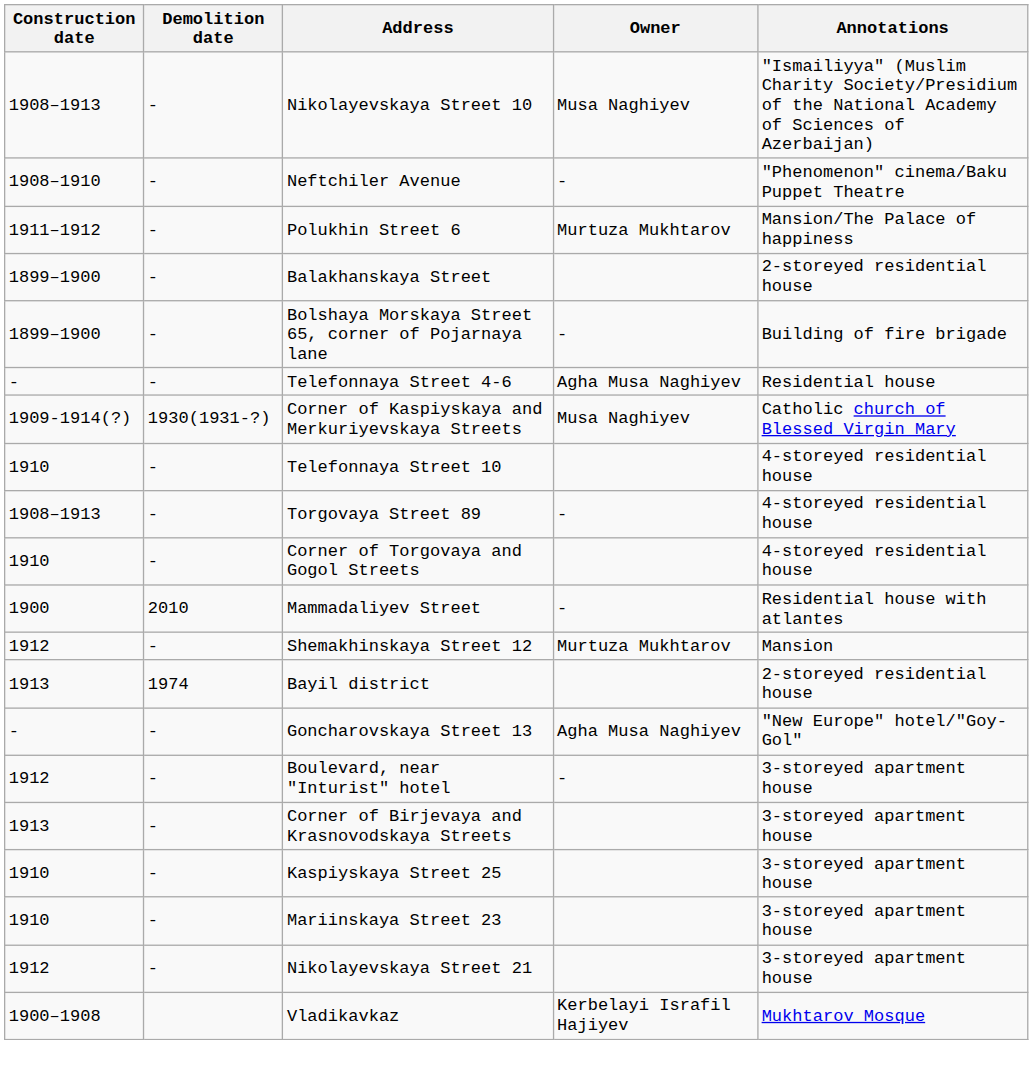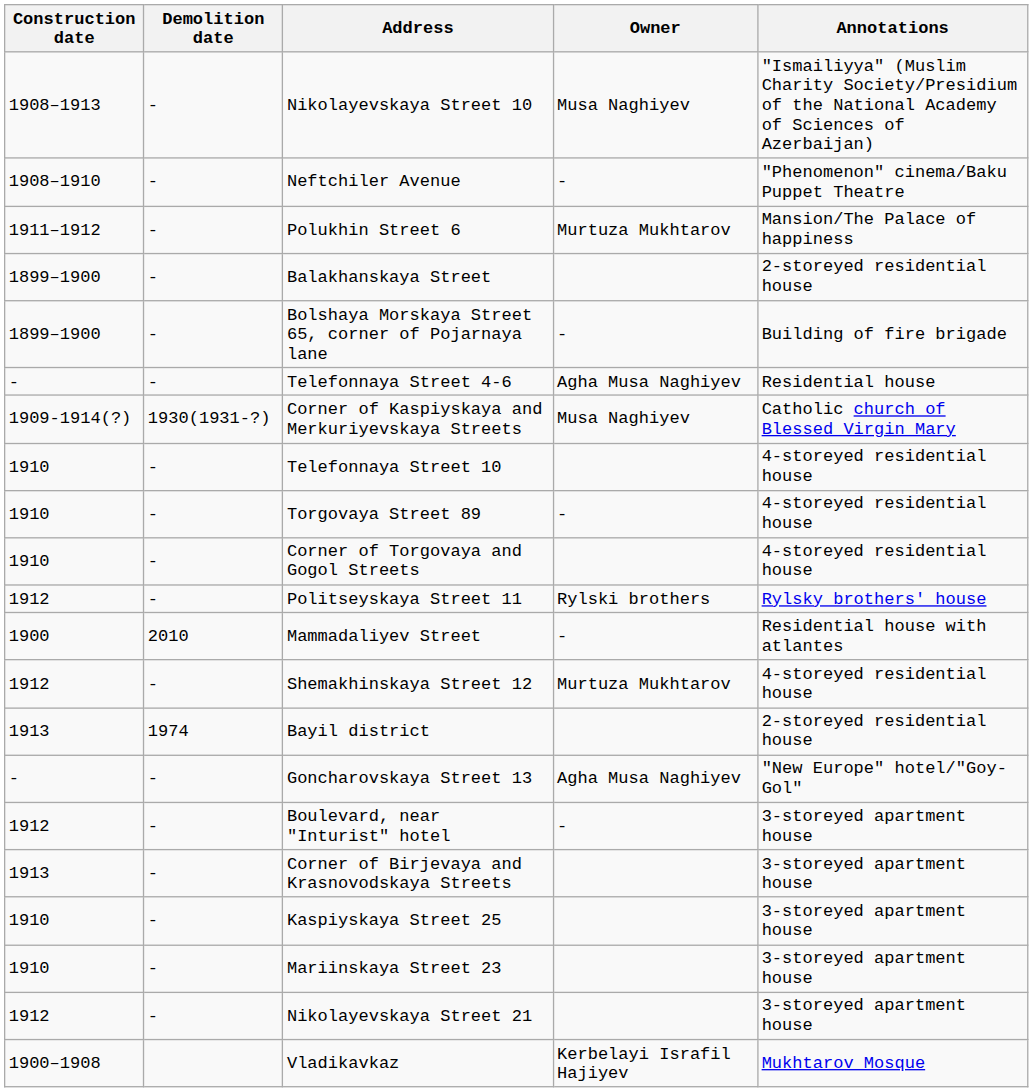(55, 514) 1908–1913 -> (29, 514) 1910
+ row: (404, 599)
(797, 646) Mansion -> (874, 684) 4-storeyed residential house
